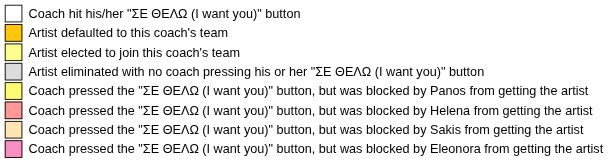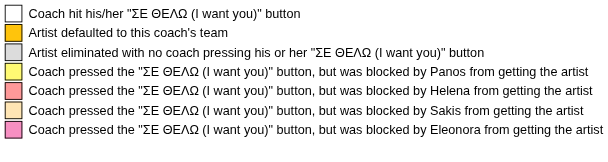- row: (132, 52)
